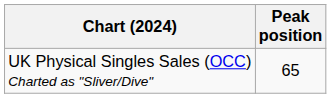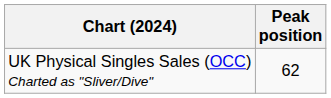(291, 70) 65 -> (291, 70) 62
